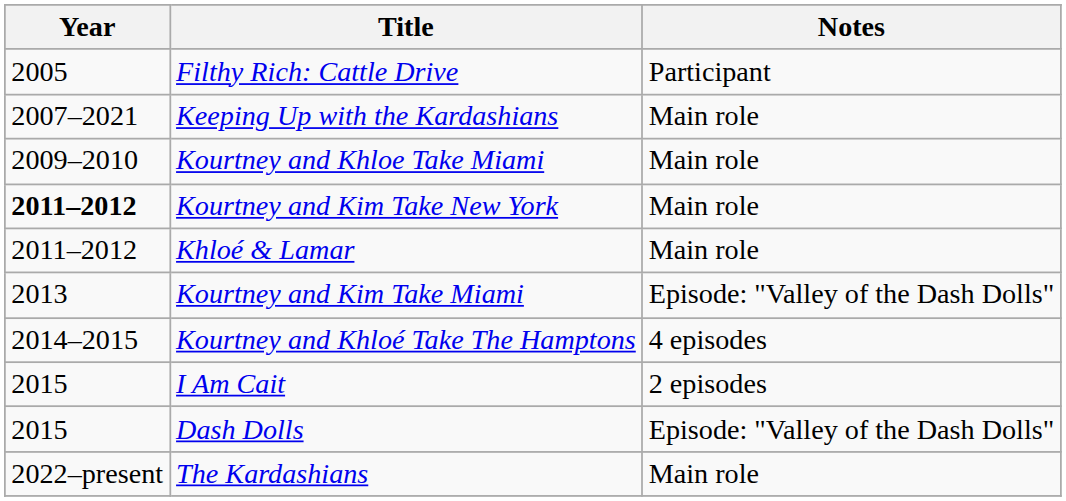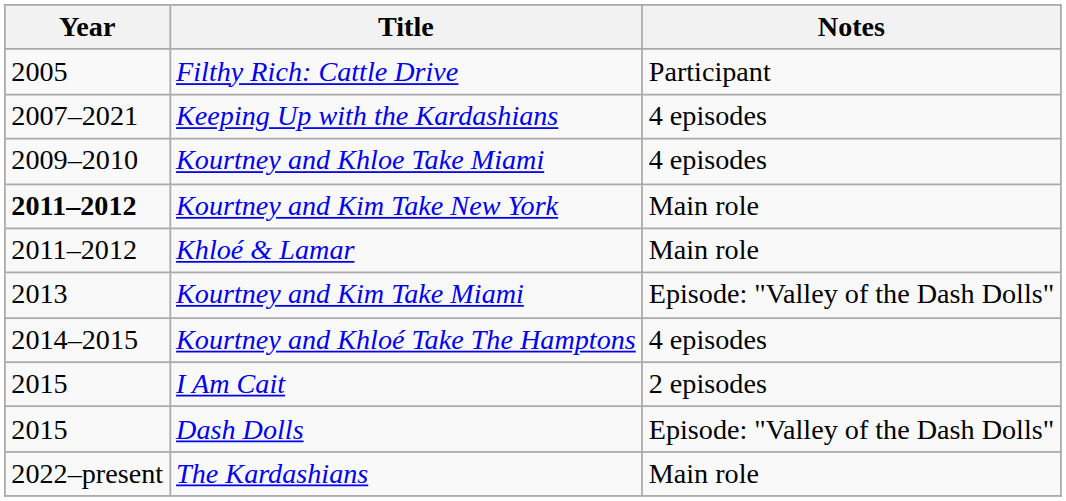(704, 116) Main role -> (708, 116) 4 episodes
(704, 160) Main role -> (708, 160) 4 episodes
